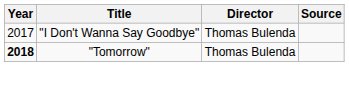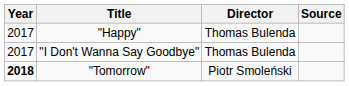+ row: (119, 33)
(250, 52) Thomas Bulenda -> (250, 71) Piotr Smoleński
